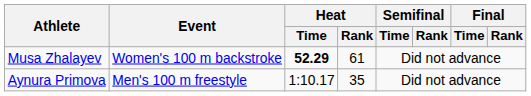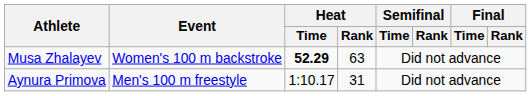(357, 58) 61 -> (357, 58) 63
(357, 80) 35 -> (357, 80) 31
